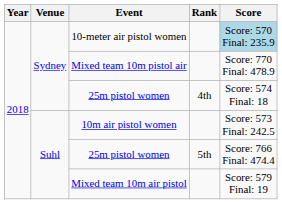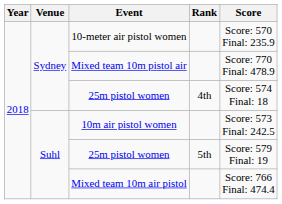(248, 36) lightblue background -> (248, 36) no background
(248, 154) Score: 766 Final: 474.4 -> (248, 154) Score: 579 Final: 19
(248, 183) Score: 579 Final: 19 -> (248, 183) Score: 766 Final: 474.4
